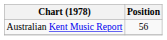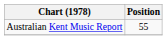(143, 27) 56 -> (143, 27) 55
